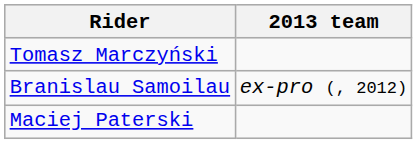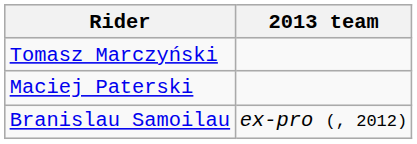rows swapped: (102, 121) <-> (120, 88)
